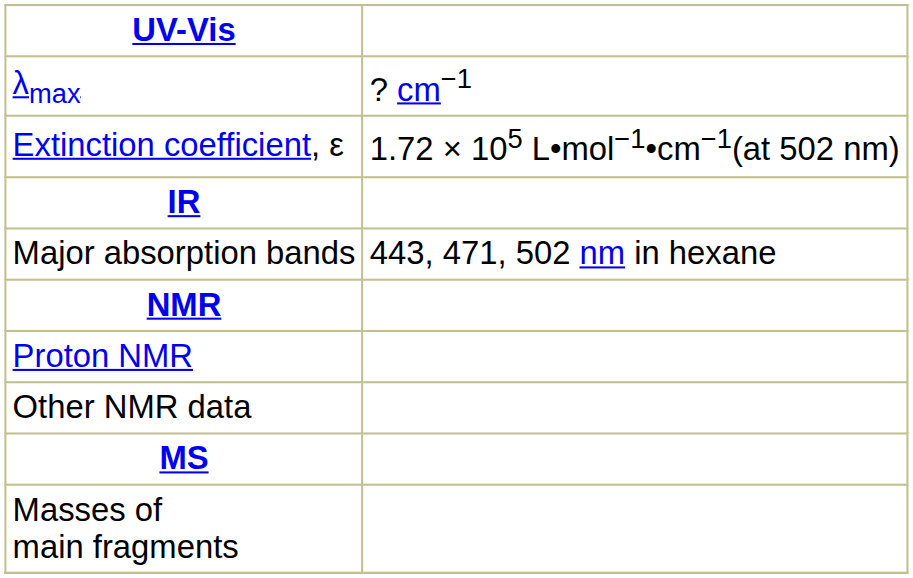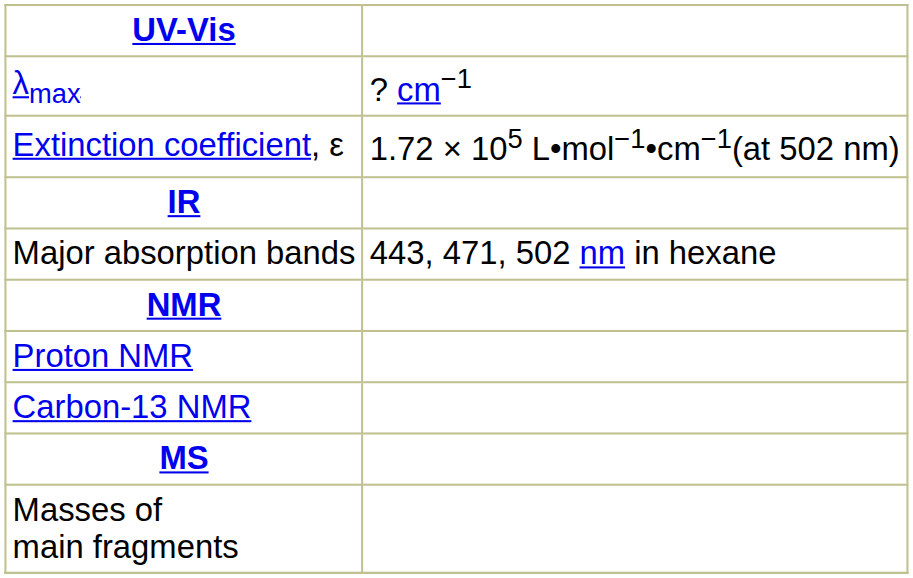+ row: (132, 406)
- row: (132, 406)
